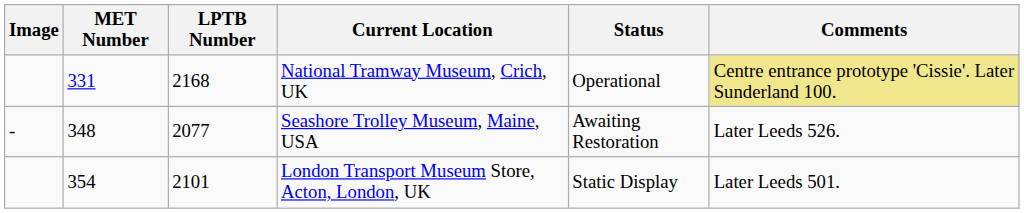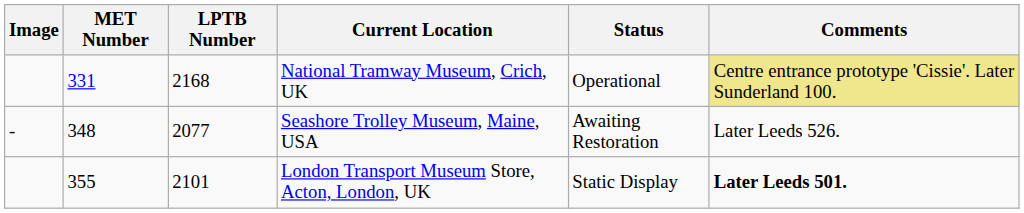(81, 182) 354 -> (81, 182) 355
(777, 182) normal -> (780, 182) bold
